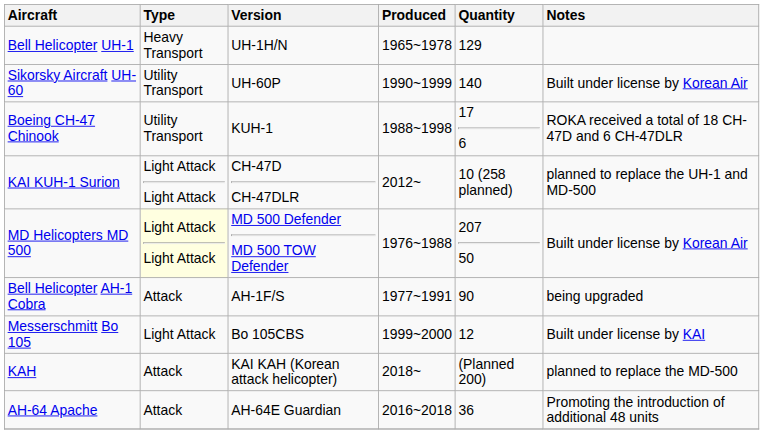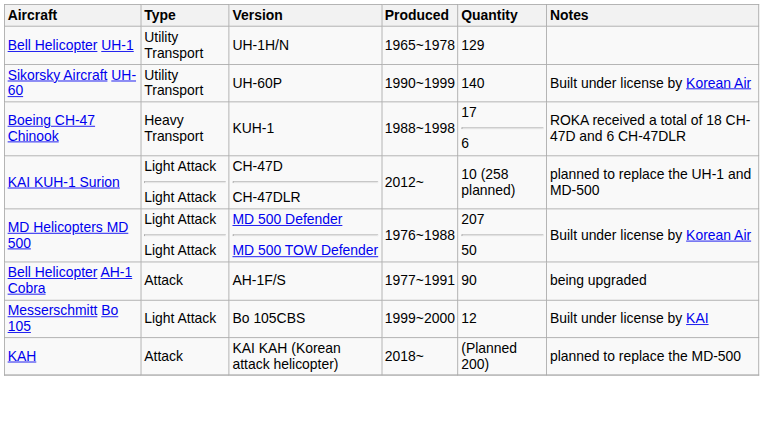(173, 45) Heavy Transport -> (174, 45) Utility Transport
(173, 128) Utility Transport -> (174, 128) Heavy Transport
(184, 243) lightyellow background -> (185, 235) no background
- row: (53, 409)
